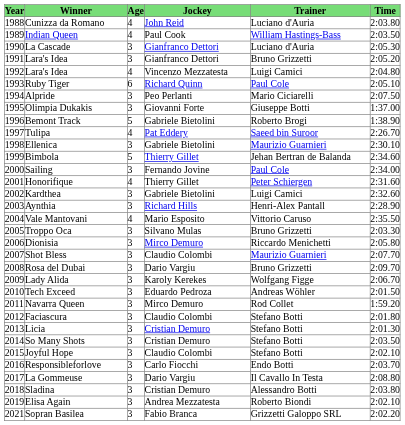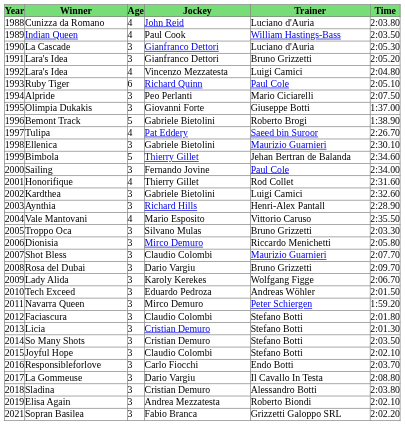(281, 181) Peter Schiergen -> (272, 181) Rod Collet
(272, 304) Rod Collet -> (281, 304) Peter Schiergen
